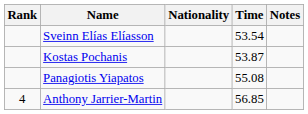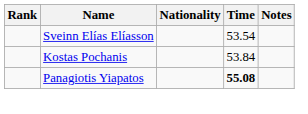(249, 57) 53.87 -> (241, 57) 53.84
(249, 78) normal -> (241, 78) bold
- row: (103, 99)
